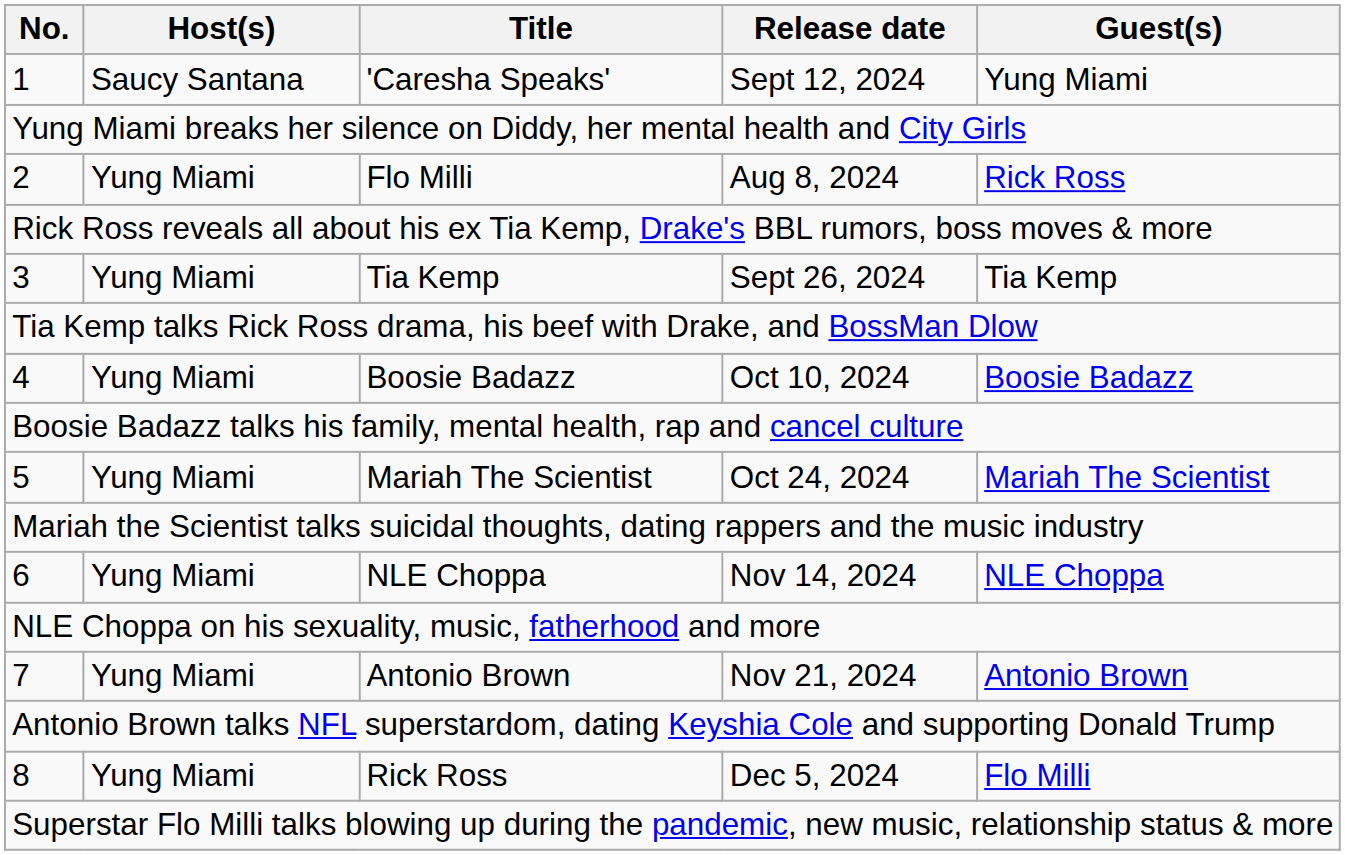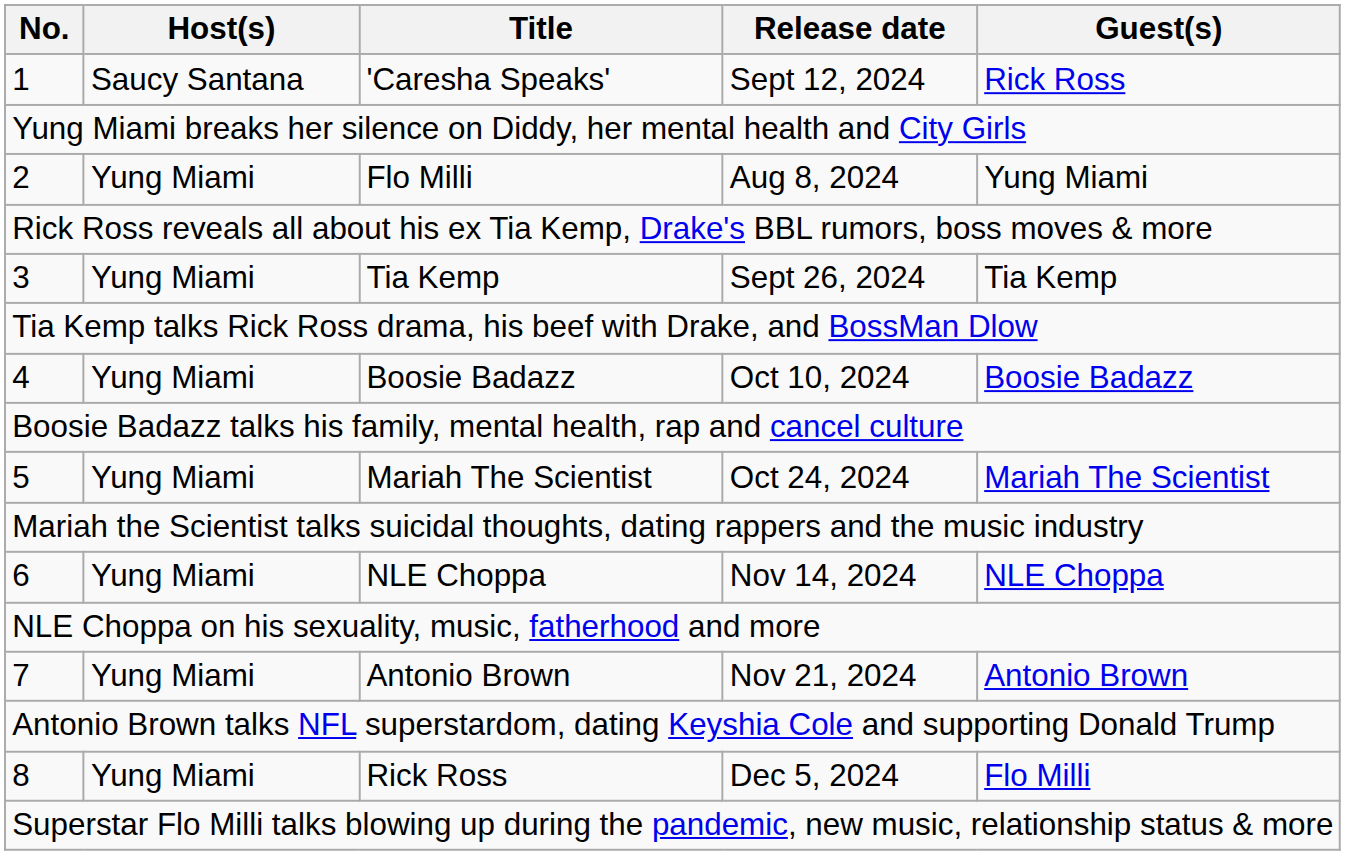(1066, 79) Yung Miami -> (1055, 79) Rick Ross
(1055, 178) Rick Ross -> (1066, 178) Yung Miami
